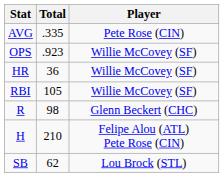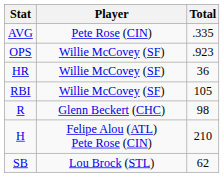columns swapped: (144, 14) <-> (53, 14)
